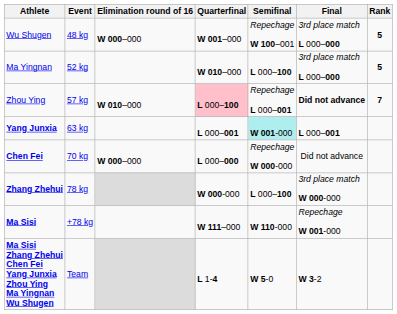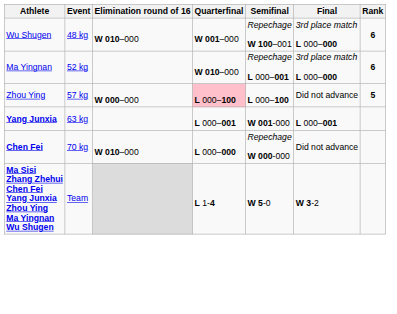(119, 40) W 000–000 -> (117, 40) W 010–000
(380, 35) 5 -> (373, 35) 6
(271, 72) L 000–100 -> (270, 68) Repechage L 000–001
(380, 68) 5 -> (373, 68) 6
(119, 105) W 010–000 -> (117, 100) W 000–000
(272, 100) Repechage L 000–001 -> (268, 100) L 000–100
(332, 100) bold -> (327, 96) normal
(380, 100) 7 -> (373, 96) 5
(271, 133) paleturquoise background -> (269, 124) no background
(119, 161) W 000–000 -> (117, 152) W 010–000
- row: (35, 189)
- row: (21, 222)
